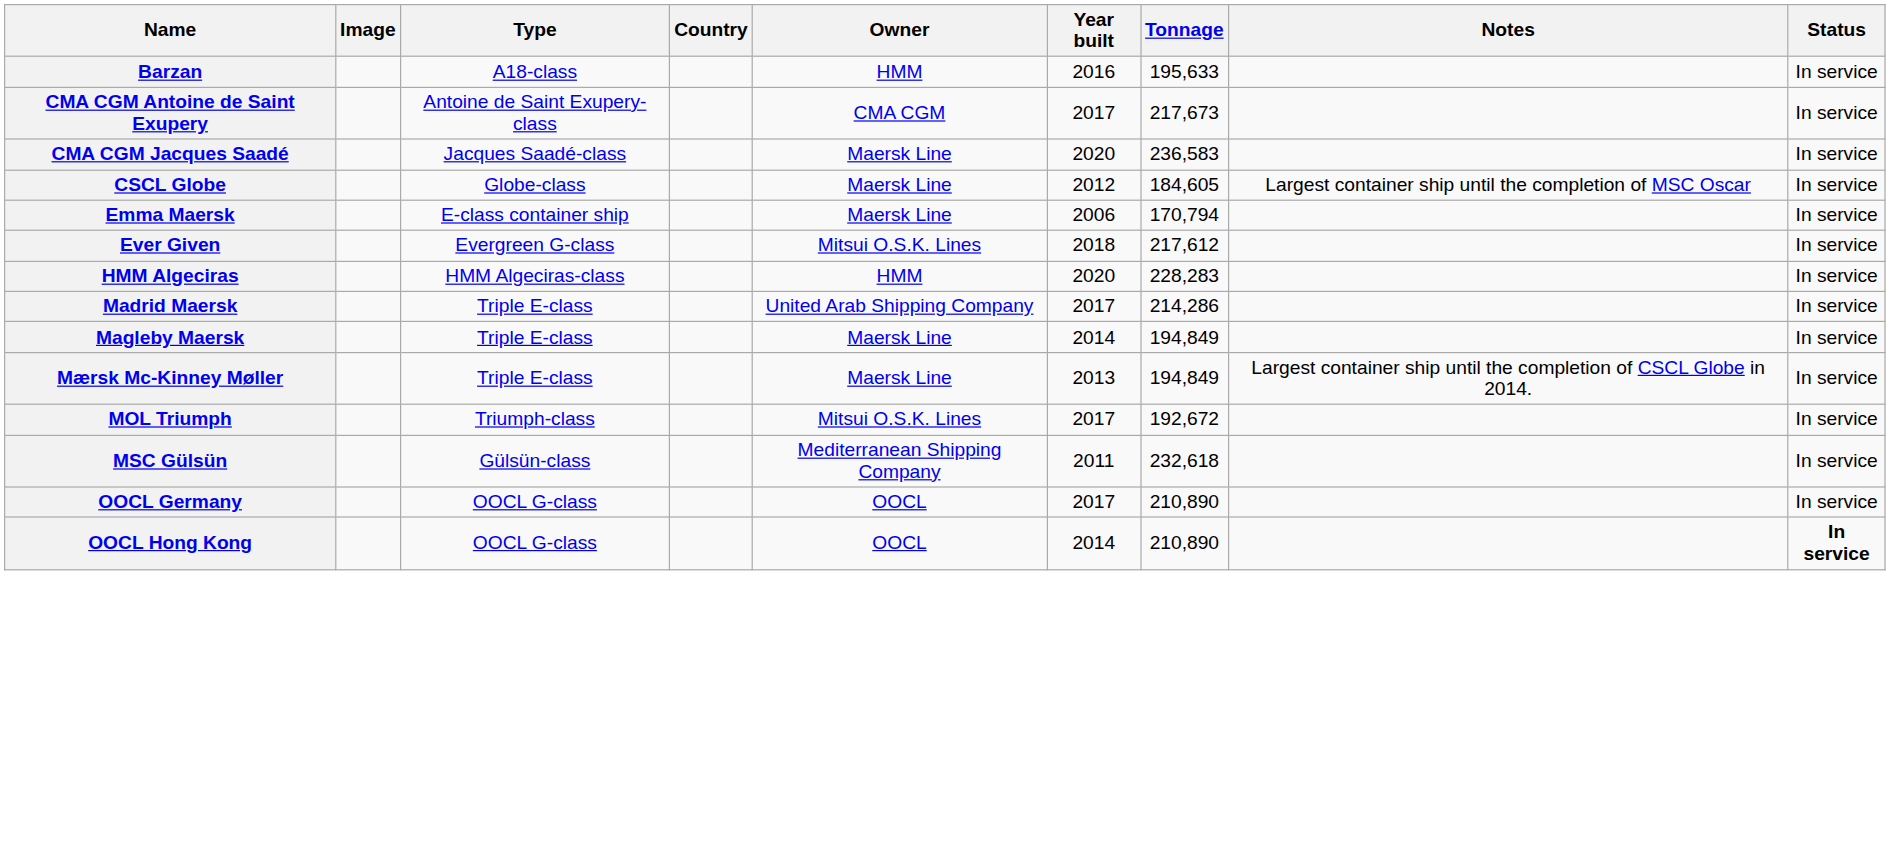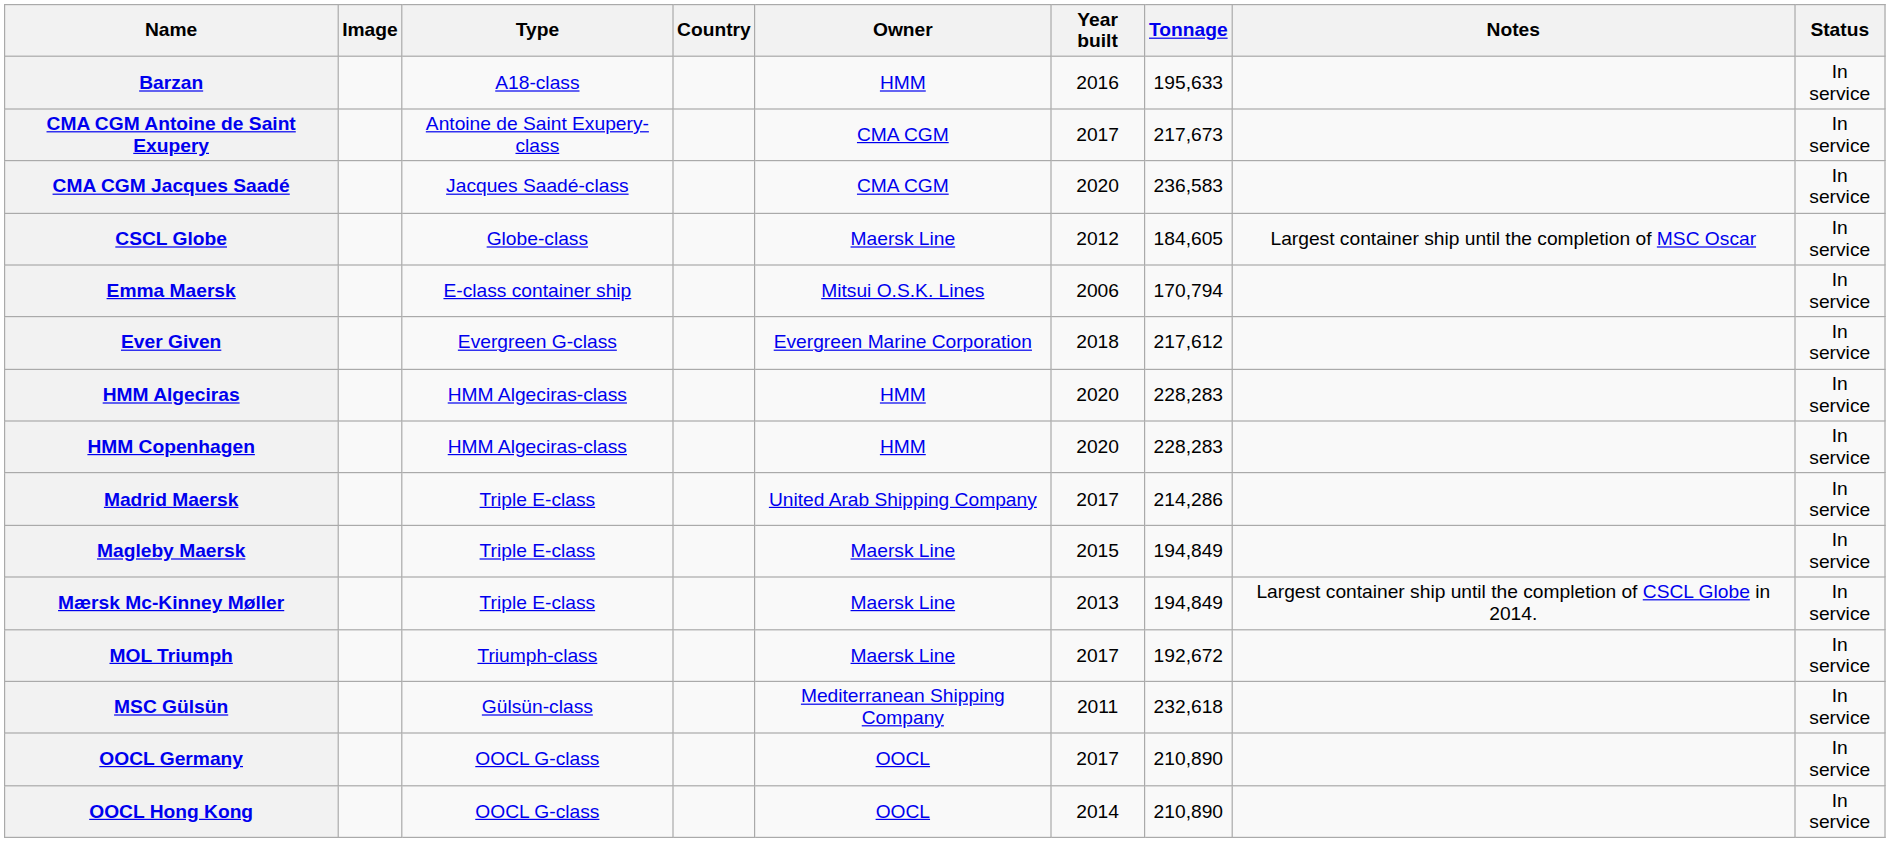(900, 154) Maersk Line -> (903, 186) CMA CGM
(900, 215) Maersk Line -> (903, 290) Mitsui O.S.K. Lines
(899, 245) Mitsui O.S.K. Lines -> (903, 342) Evergreen Marine Corporation
+ row: (171, 446)
(1094, 336) 2014 -> (1098, 551) 2015
(899, 419) Mitsui O.S.K. Lines -> (903, 655) Maersk Line
(1837, 543) bold -> (1840, 811) normal
